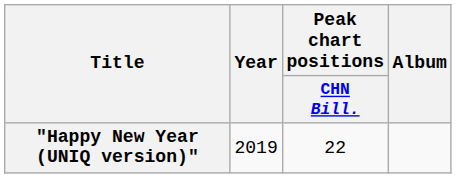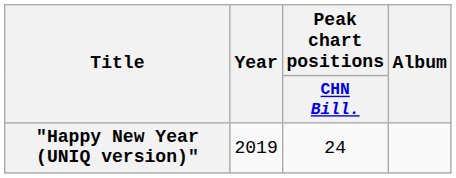(335, 148) 22 -> (335, 148) 24
